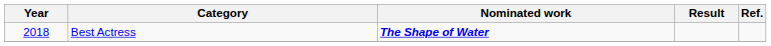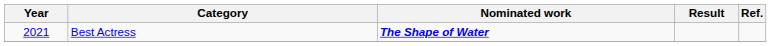(36, 32) 2018 -> (36, 32) 2021
